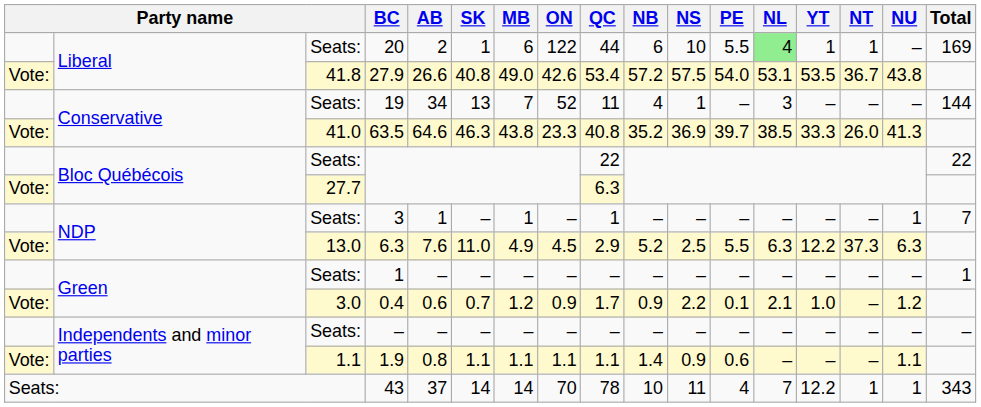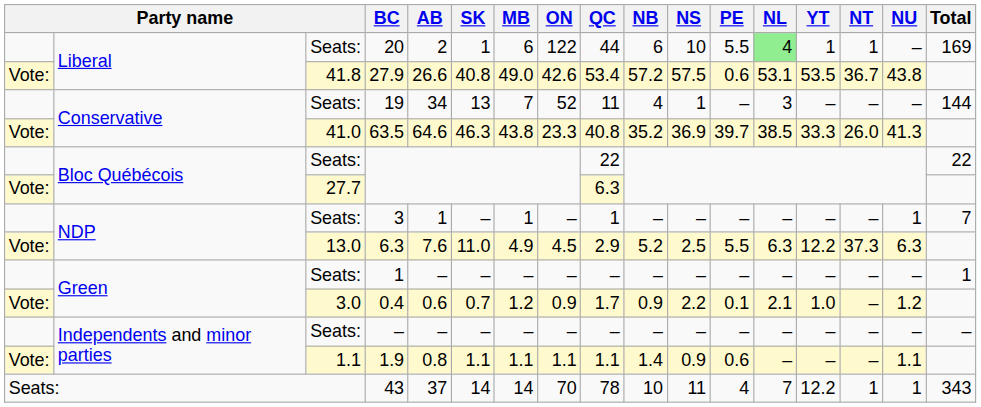(732, 75) 54.0 -> (737, 75) 0.6
